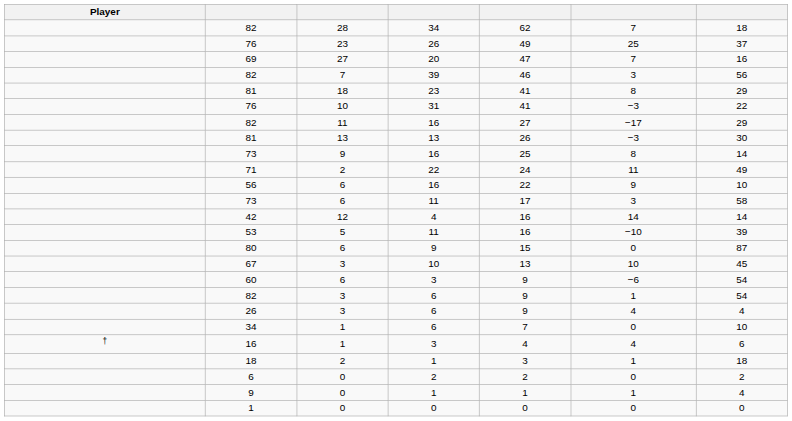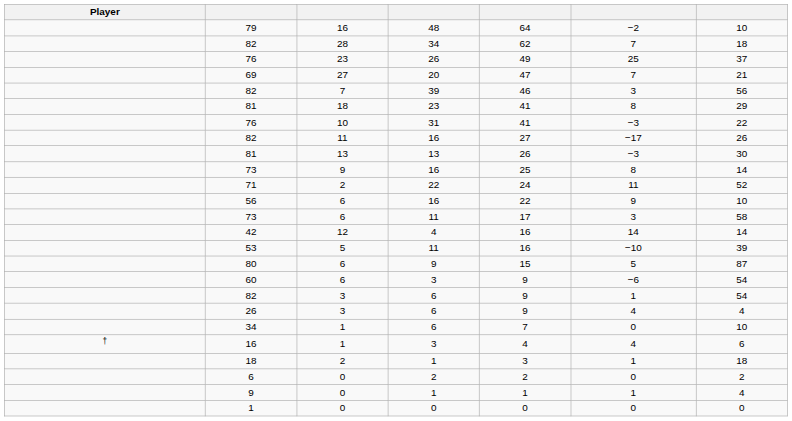+ row: (251, 28)
(742, 59) 16 -> (742, 75) 21
(742, 122) 29 -> (742, 138) 26
(742, 169) 49 -> (742, 185) 52
(633, 248) 0 -> (633, 264) 5
- row: (251, 264)
